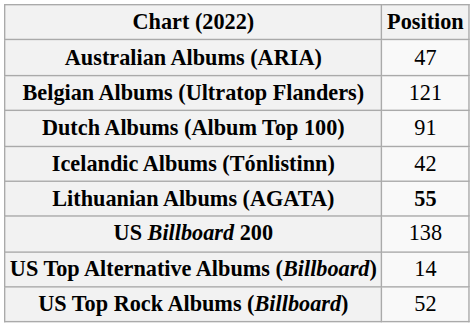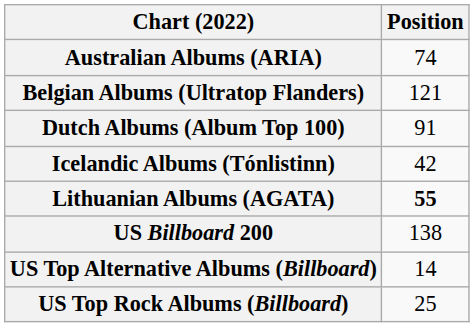(425, 57) 47 -> (425, 57) 74
(425, 304) 52 -> (425, 304) 25
